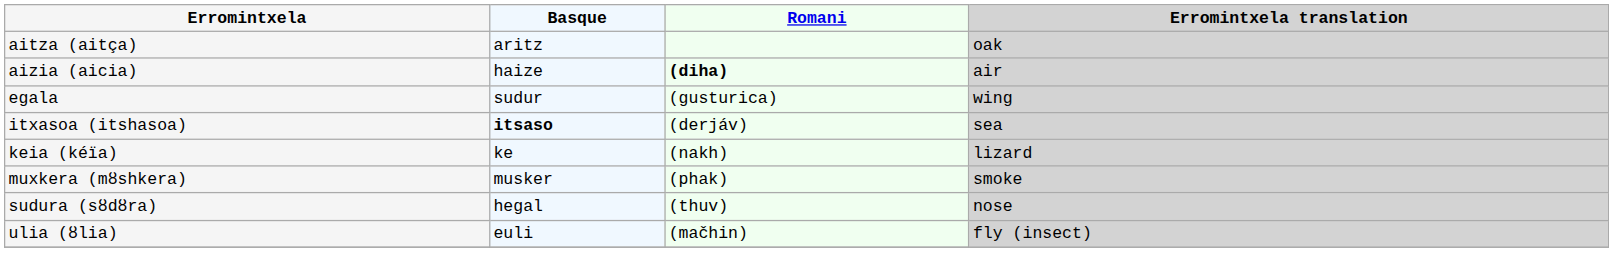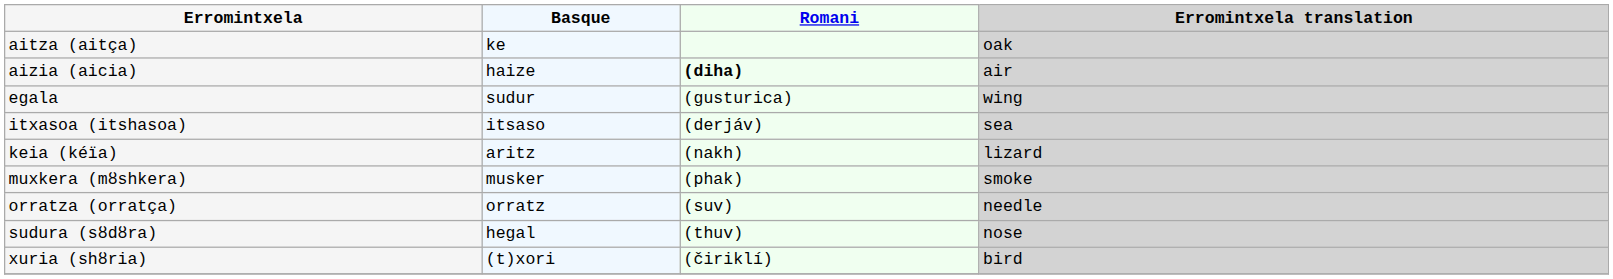(518, 45) aritz -> (496, 45) ke
(523, 126) bold -> (515, 126) normal
(503, 153) ke -> (511, 153) aritz
+ row: (93, 206)
- row: (63, 233)
+ row: (78, 260)
